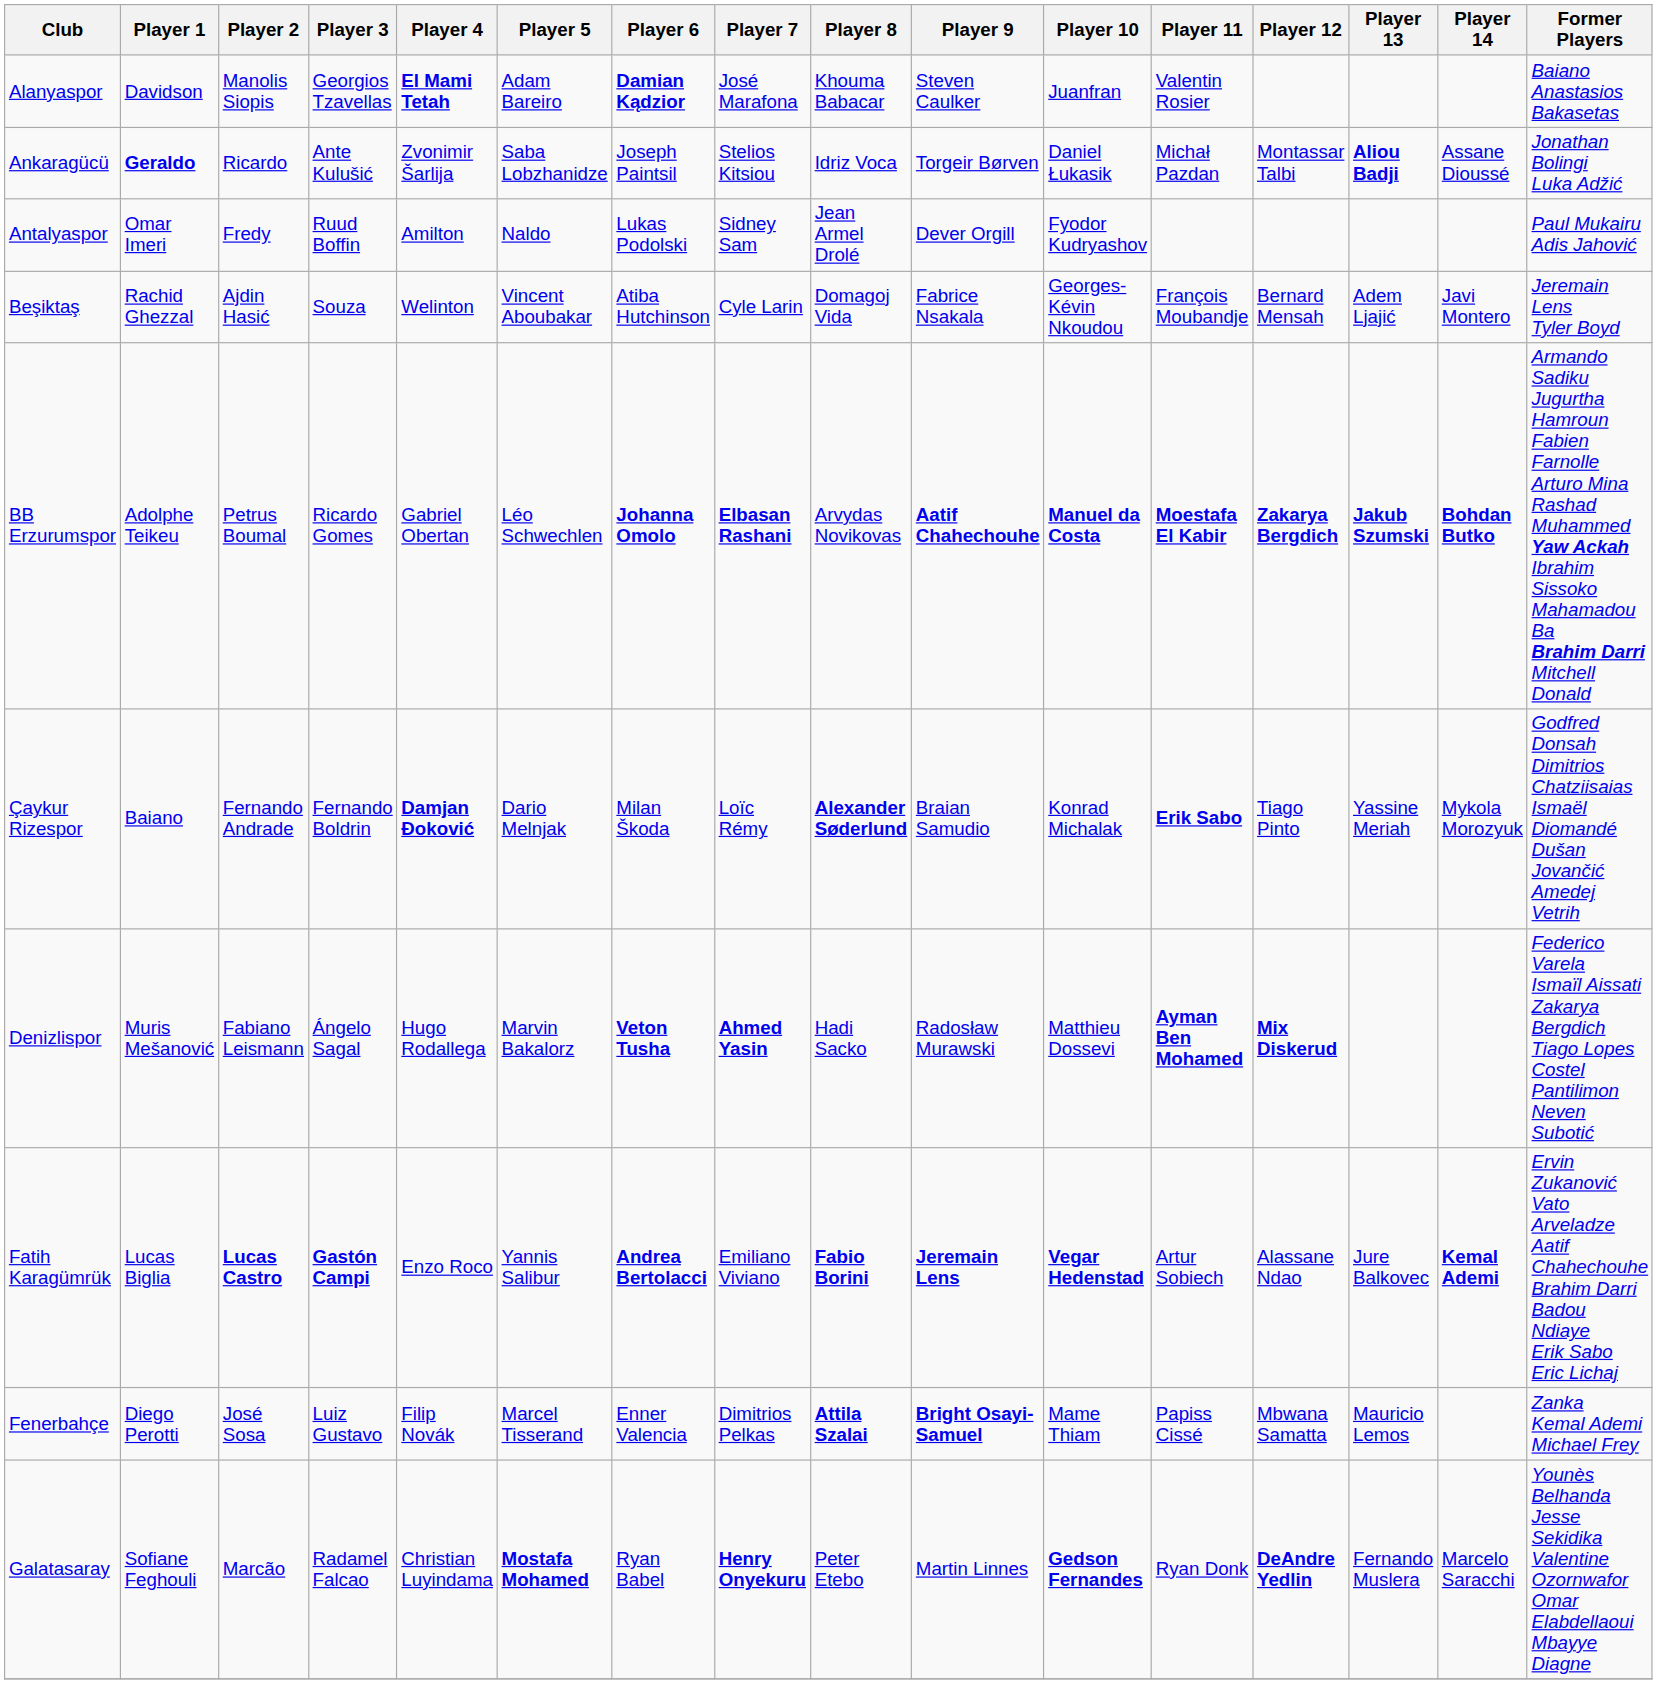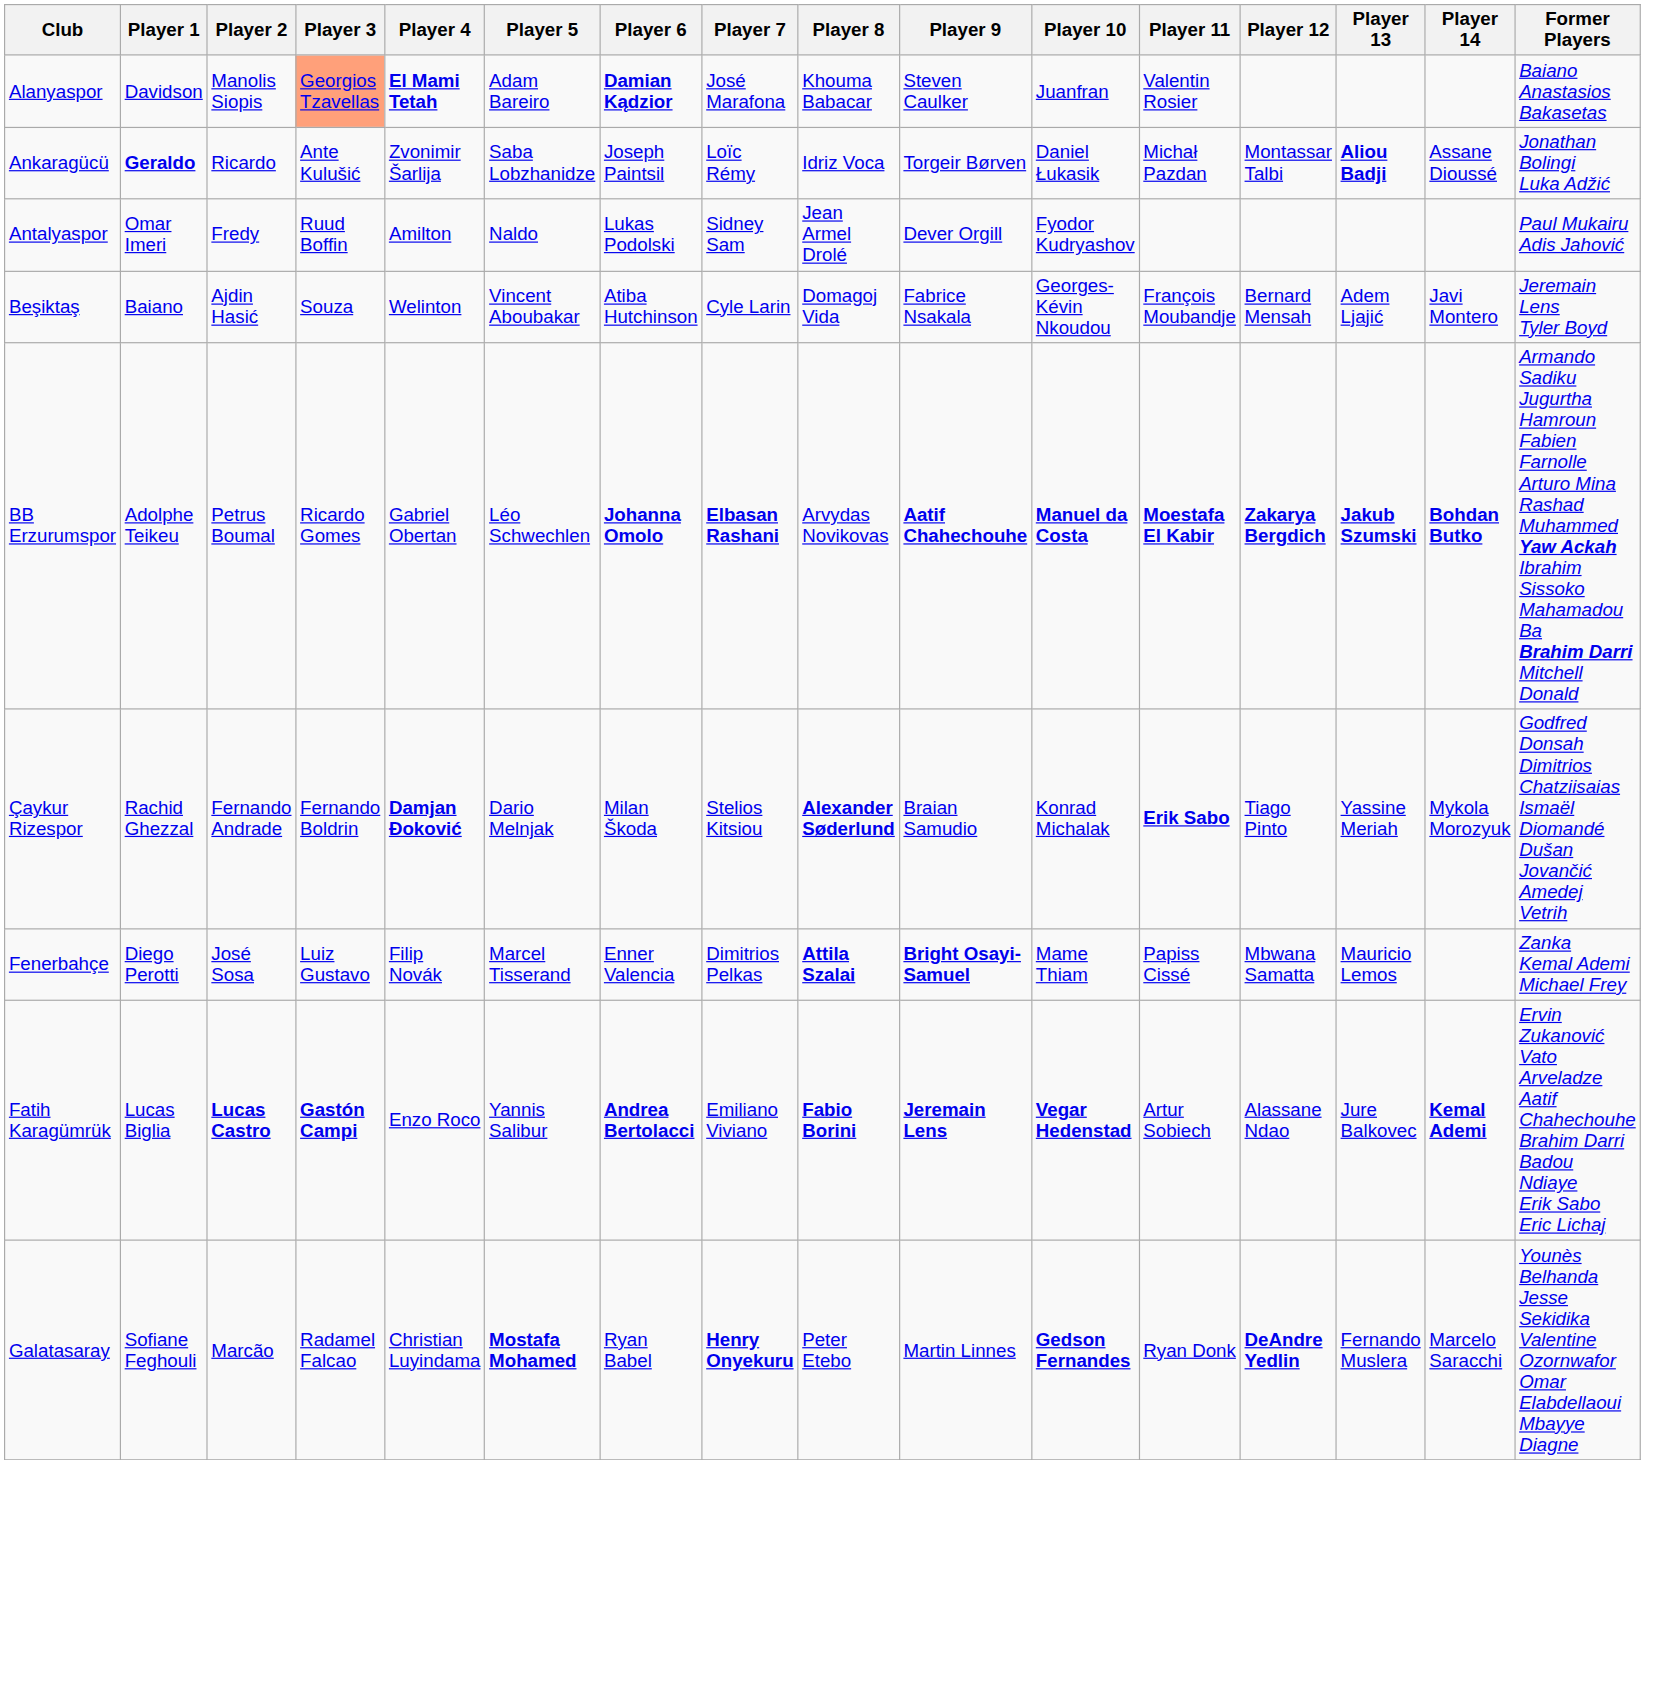(352, 91) no background -> (340, 91) lightsalmon background
(747, 162) Stelios Kitsiou -> (731, 162) Loïc Rémy
(159, 306) Rachid Ghezzal -> (154, 306) Baiano
(154, 818) Baiano -> (159, 818) Rachid Ghezzal
(743, 818) Loïc Rémy -> (734, 818) Stelios Kitsiou
- row: (55, 1037)
rows swapped: (60, 1267) <-> (59, 1423)
